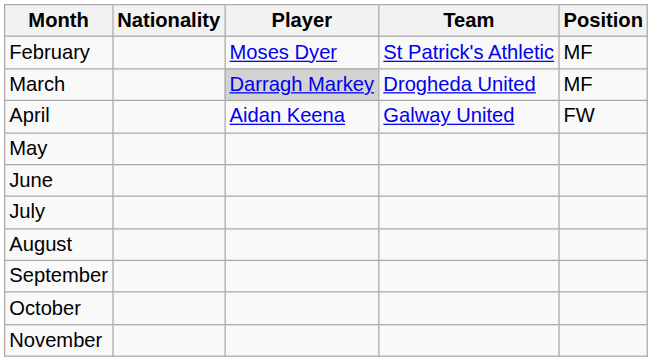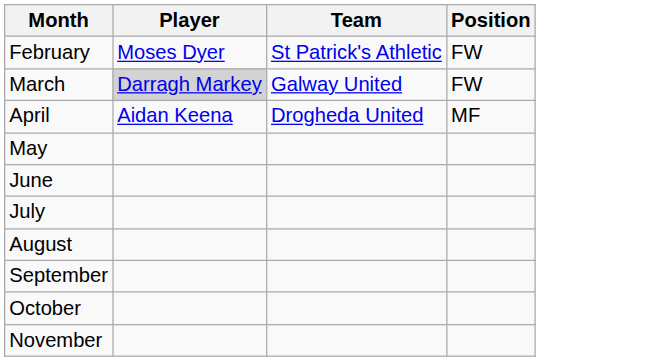- column: (169, 20)
(578, 52) MF -> (467, 52) FW
(460, 84) Drogheda United -> (337, 84) Galway United
(578, 84) MF -> (467, 84) FW
(449, 116) Galway United -> (347, 116) Drogheda United
(579, 116) FW -> (466, 116) MF
